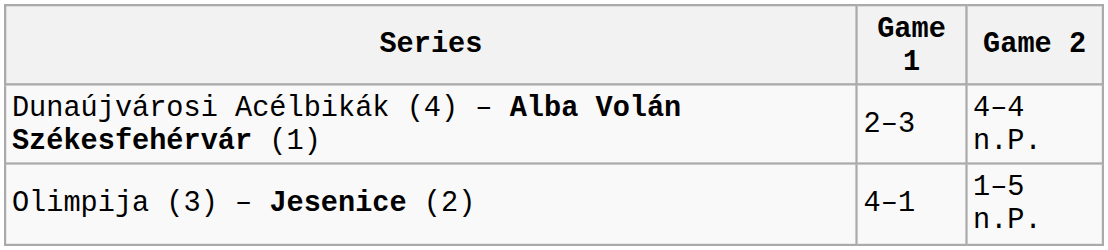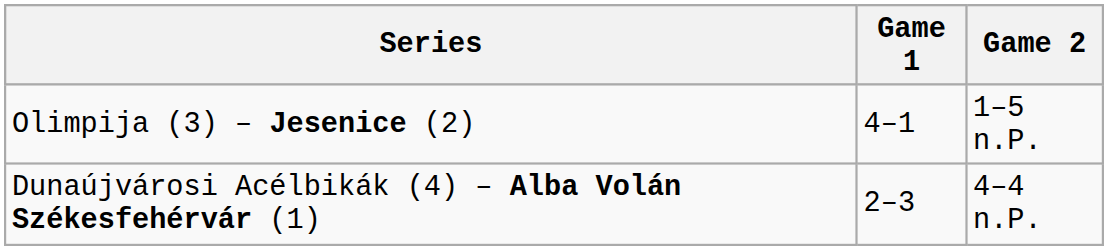rows swapped: (347, 125) <-> (244, 204)
